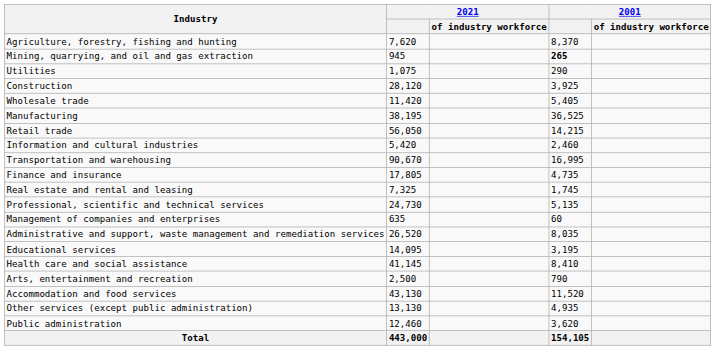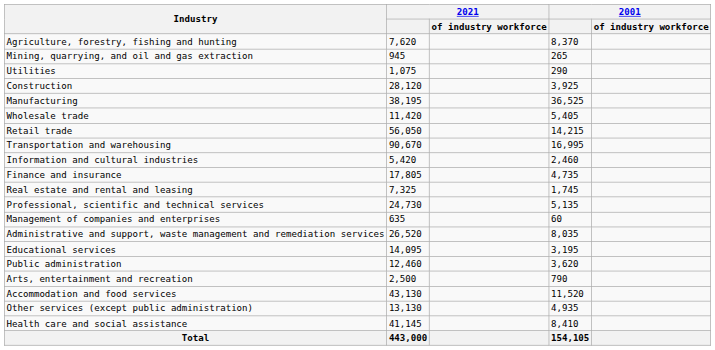(559, 56) bold -> (559, 56) normal
rows swapped: (42, 116) <-> (48, 101)
rows swapped: (89, 160) <-> (102, 145)
rows swapped: (97, 264) <-> (64, 323)
